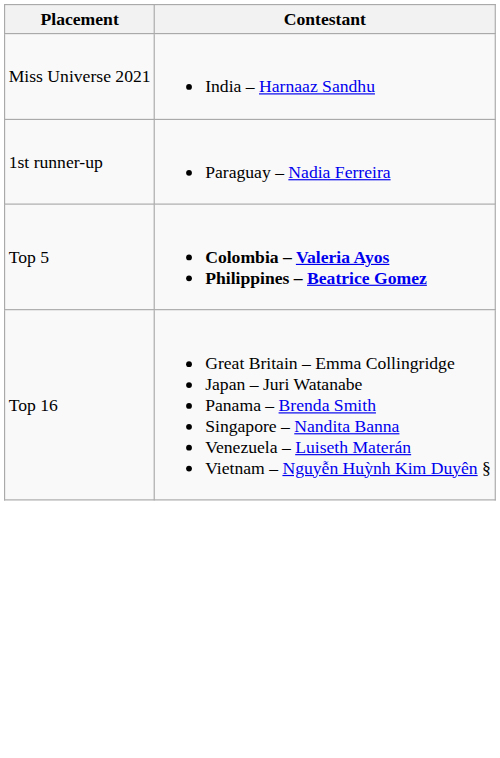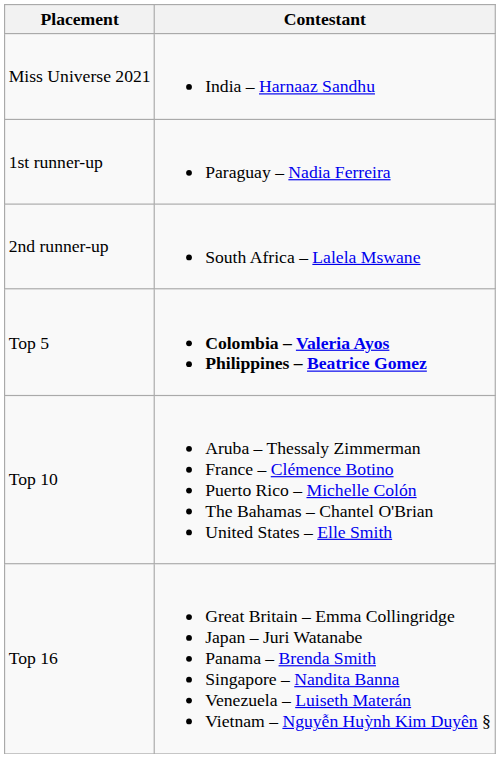+ row: (59, 246)
+ row: (33, 479)
